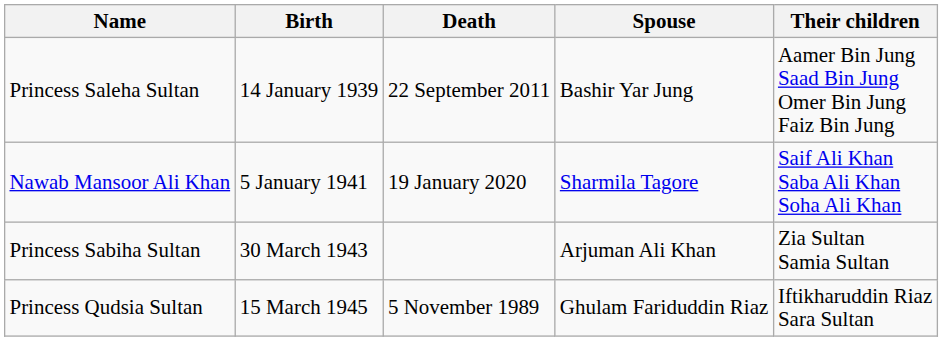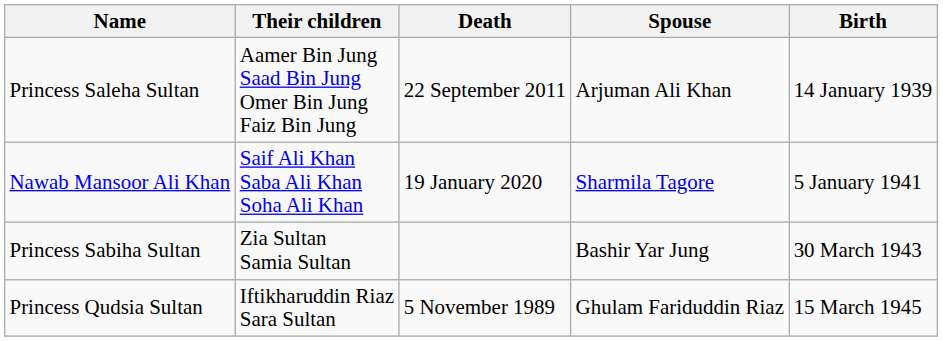columns swapped: (309, 21) <-> (855, 21)
(627, 89) Bashir Yar Jung -> (654, 89) Arjuman Ali Khan
(638, 250) Arjuman Ali Khan -> (642, 250) Bashir Yar Jung
